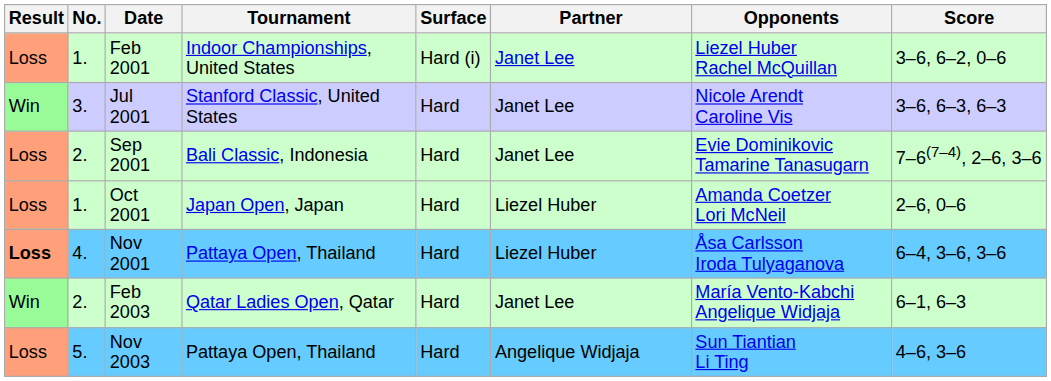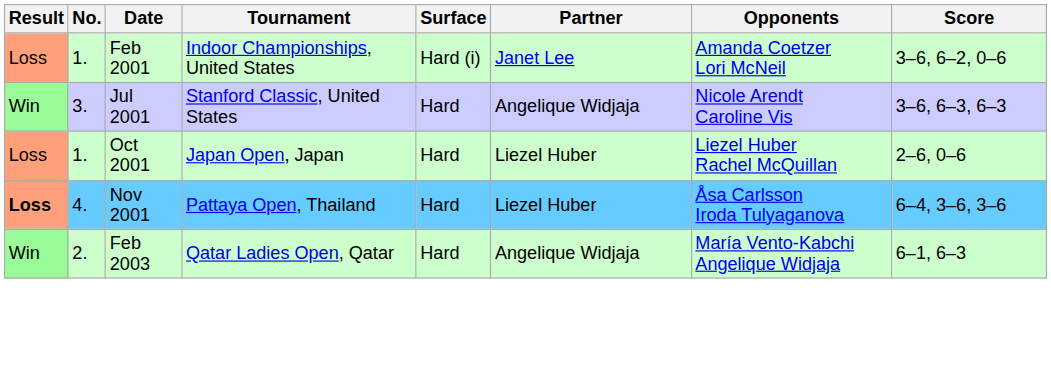(766, 57) Liezel Huber Rachel McQuillan -> (763, 57) Amanda Coetzer Lori McNeil
(535, 106) Janet Lee -> (567, 106) Angelique Widjaja
- row: (130, 155)
(763, 204) Amanda Coetzer Lori McNeil -> (766, 155) Liezel Huber Rachel McQuillan
(535, 302) Janet Lee -> (567, 253) Angelique Widjaja
- row: (130, 351)
